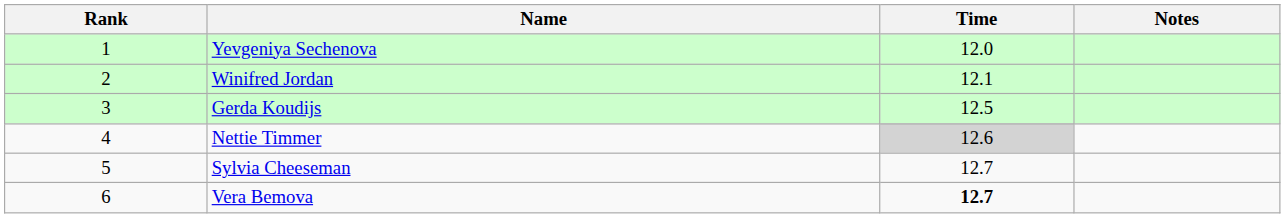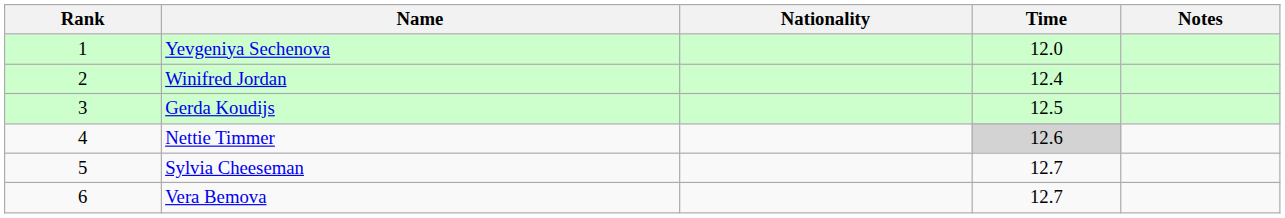+ column: (825, 19)
(977, 78) 12.1 -> (1046, 78) 12.4
(977, 197) bold -> (1046, 197) normal
